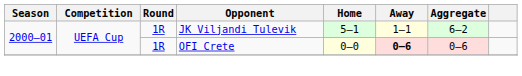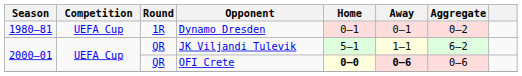+ row: (222, 30)
(158, 30) 1R -> (158, 46) QR
(158, 46) 1R -> (158, 63) QR
(350, 46) normal -> (350, 63) bold
